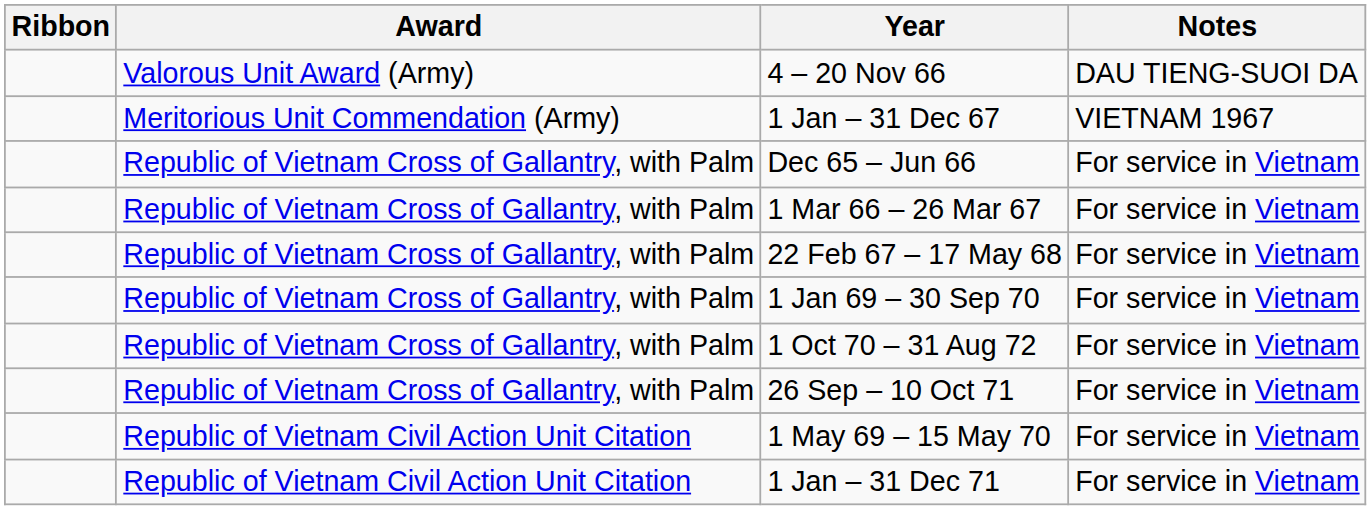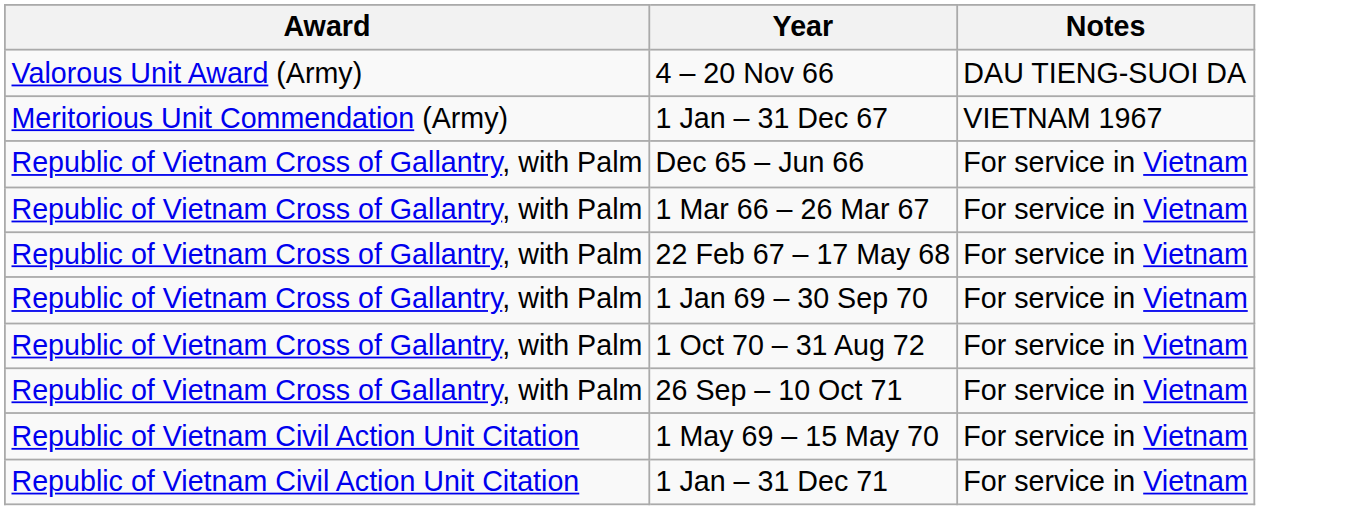- column: (61, 27)
